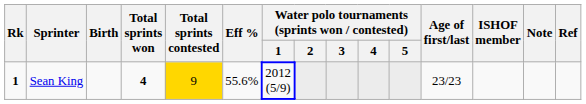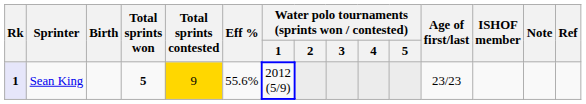(15, 80) no background -> (15, 80) lavender background
(143, 80) 4 -> (143, 80) 5
